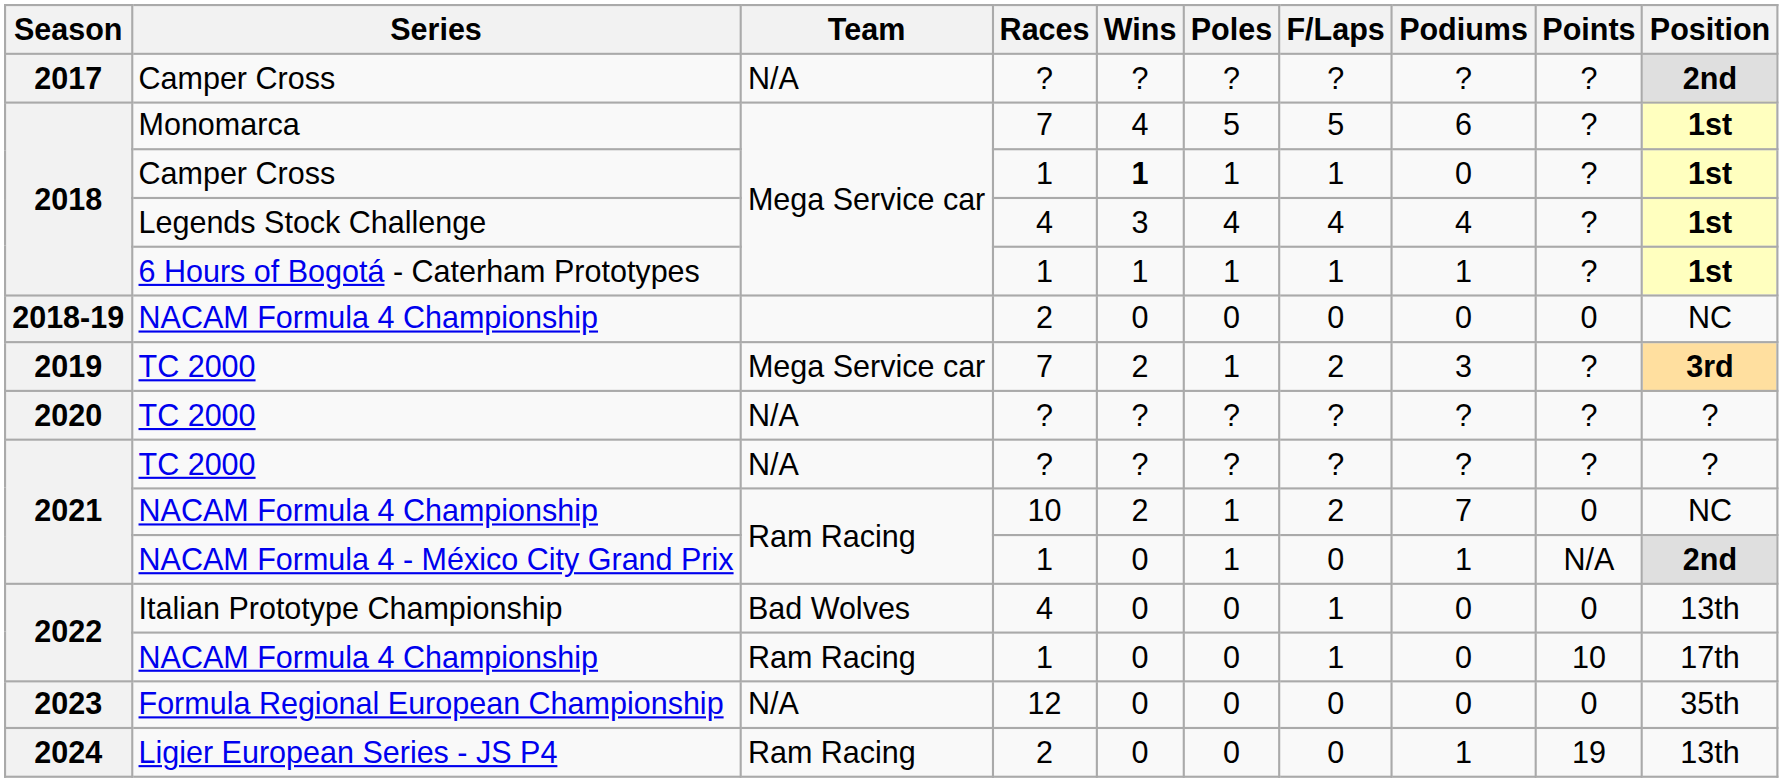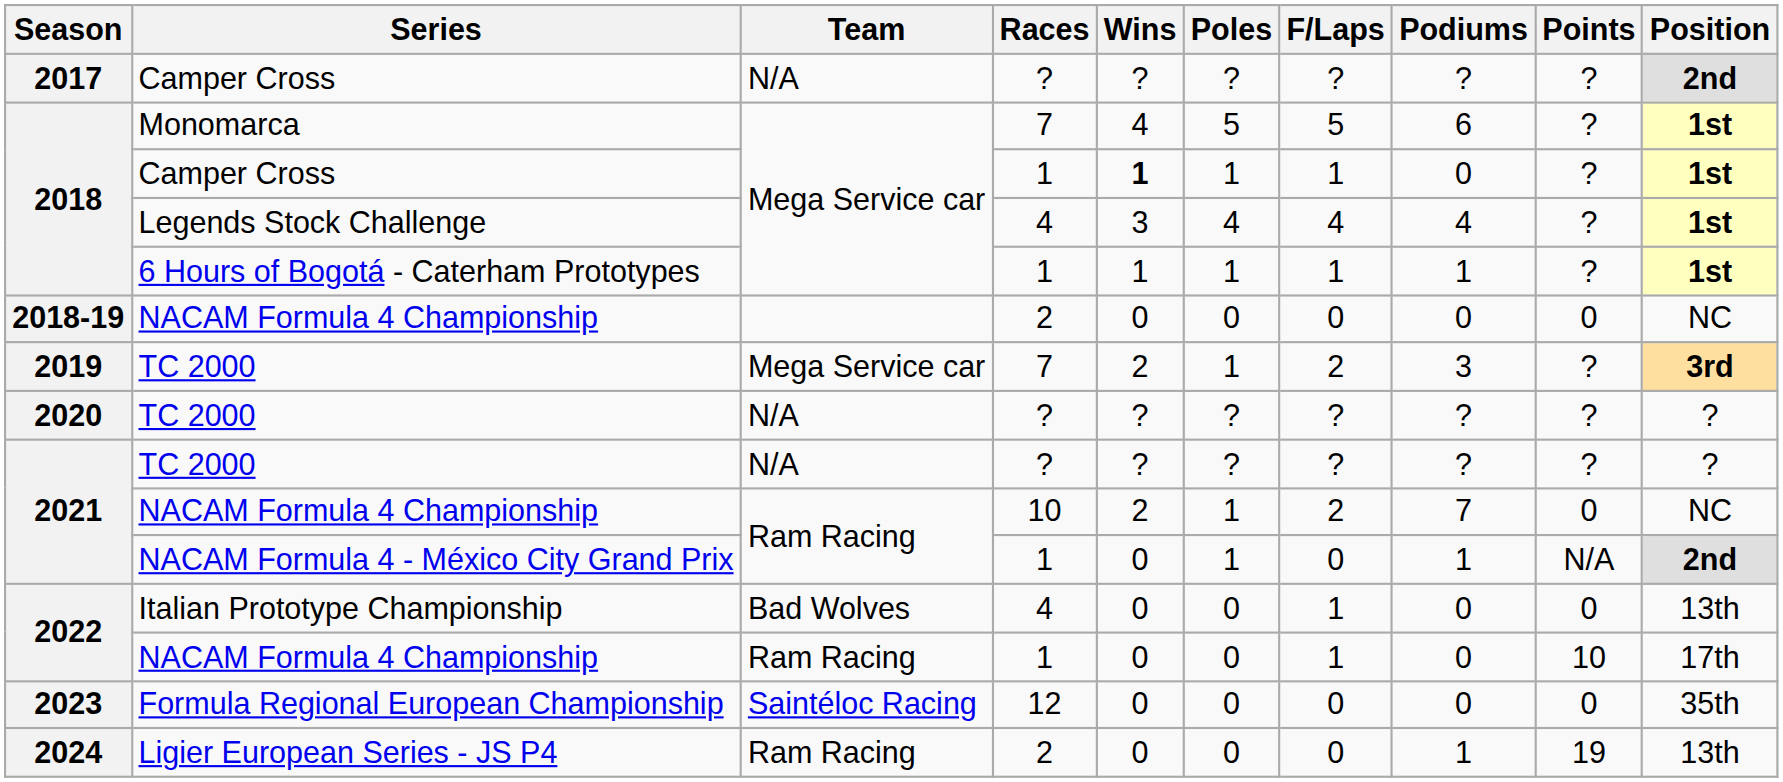(773, 705) N/A -> (862, 705) Saintéloc Racing
